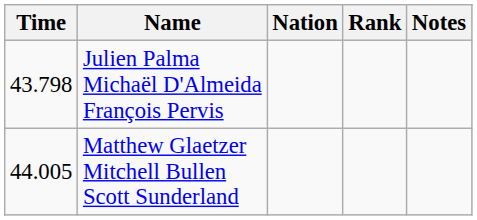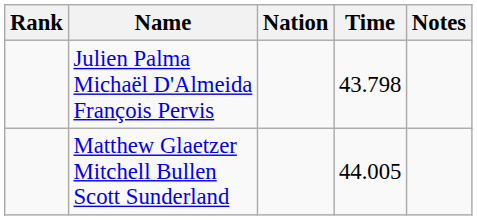columns swapped: (375, 22) <-> (41, 22)
